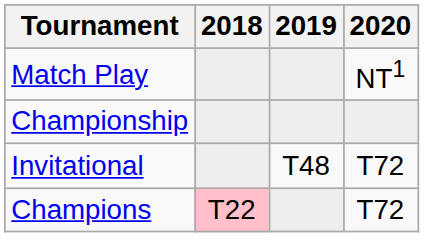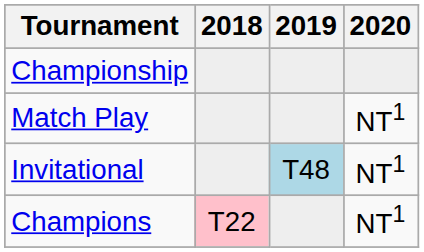rows swapped: (100, 121) <-> (80, 74)
(306, 165) no background -> (306, 169) lightblue background
(380, 165) T72 -> (380, 169) NT1
(380, 209) T72 -> (380, 220) NT1
